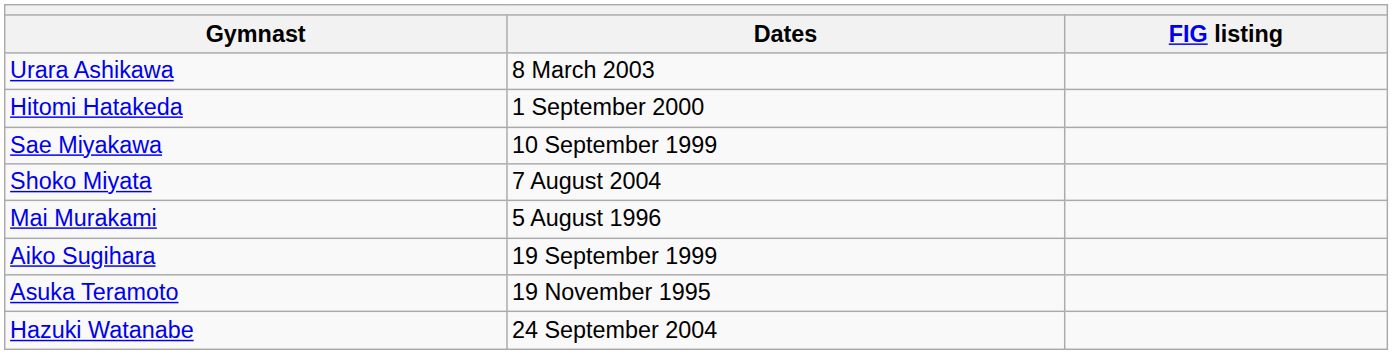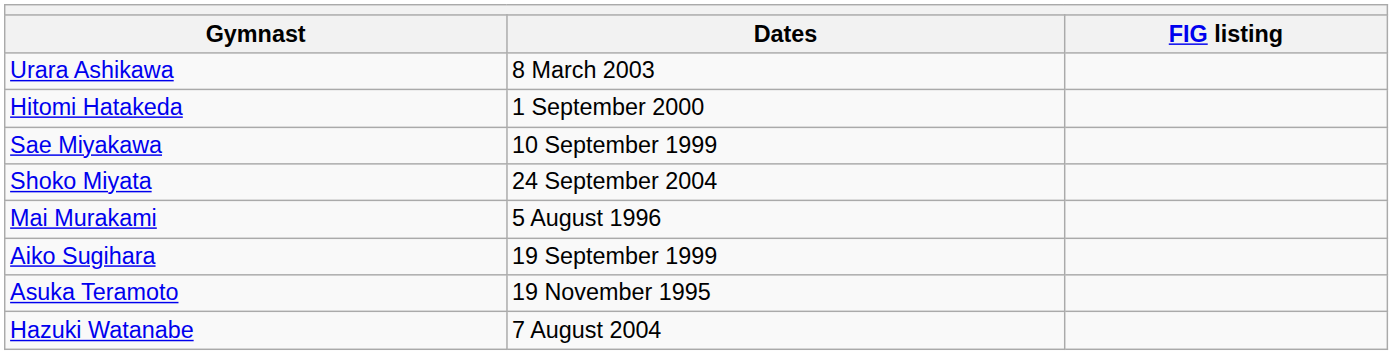(587, 181) 7 August 2004 -> (615, 181) 24 September 2004
(615, 330) 24 September 2004 -> (587, 330) 7 August 2004
